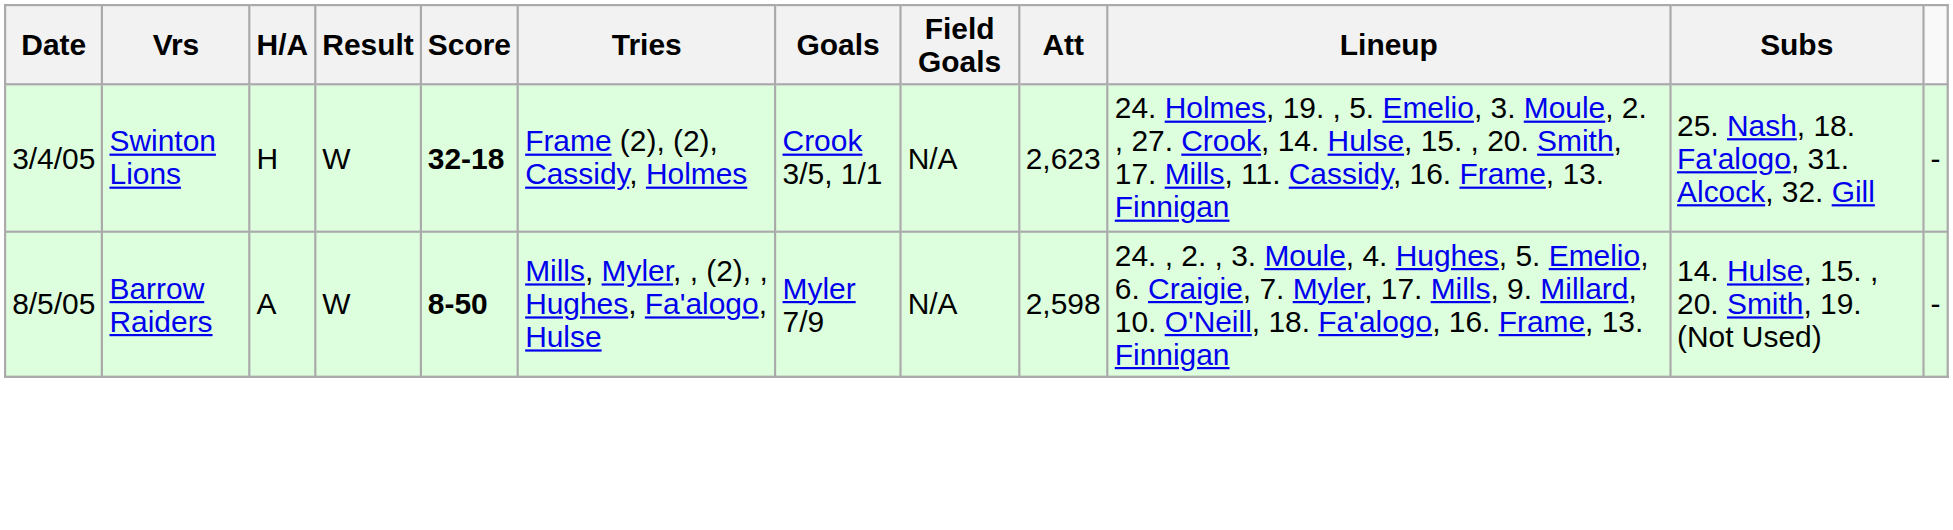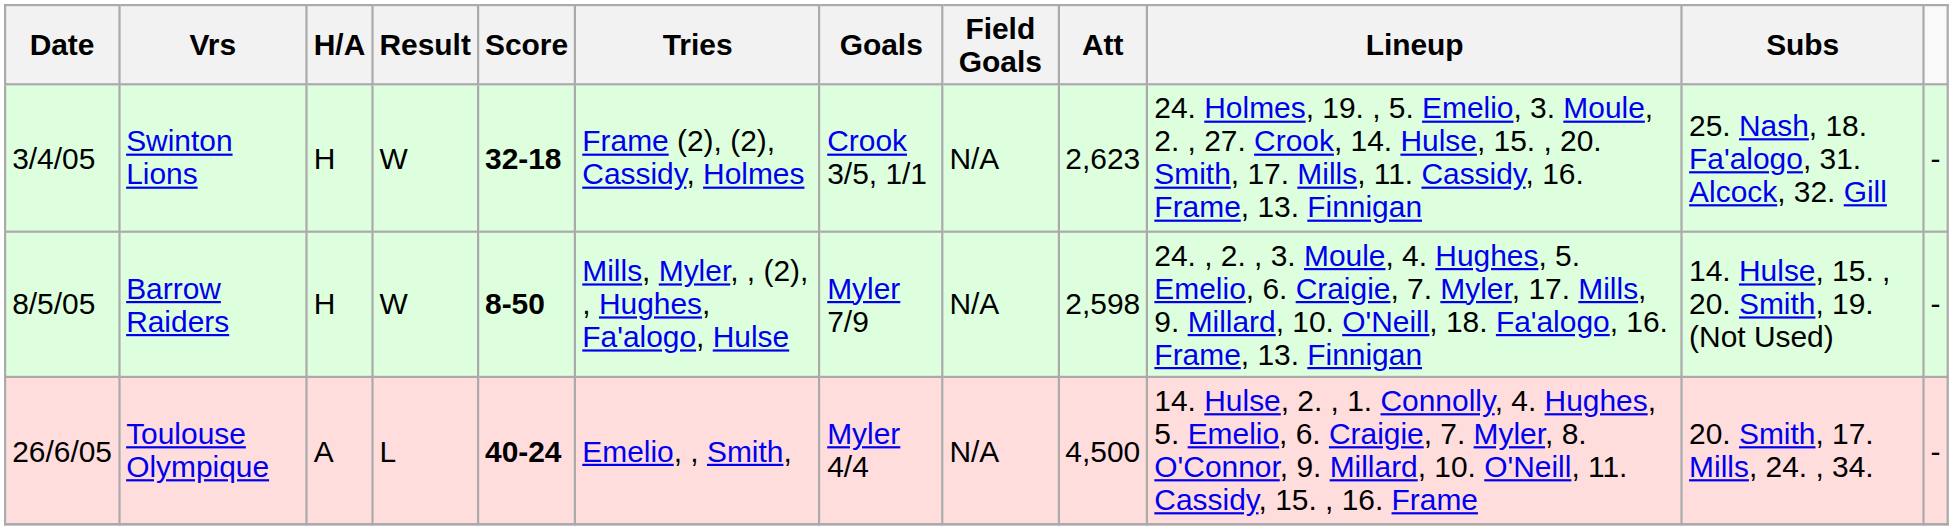(267, 304) A -> (325, 304) H
+ row: (198, 450)
